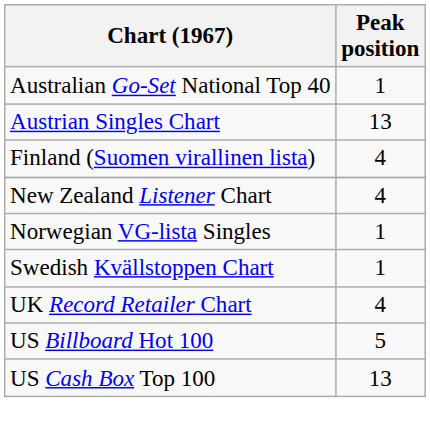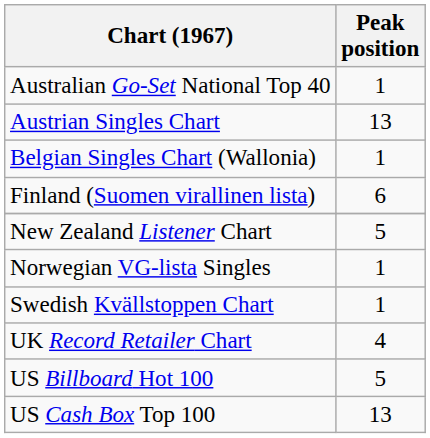+ row: (163, 158)
(380, 158) 4 -> (380, 194) 6
(380, 194) 4 -> (380, 231) 5
